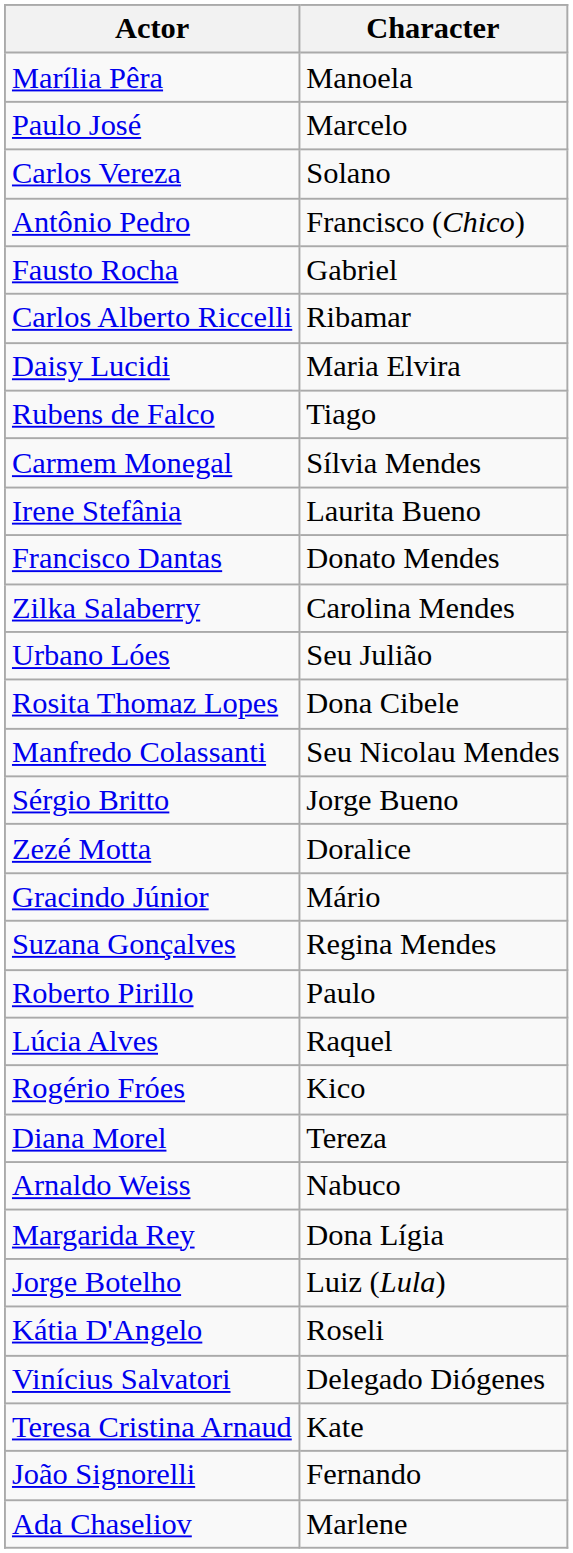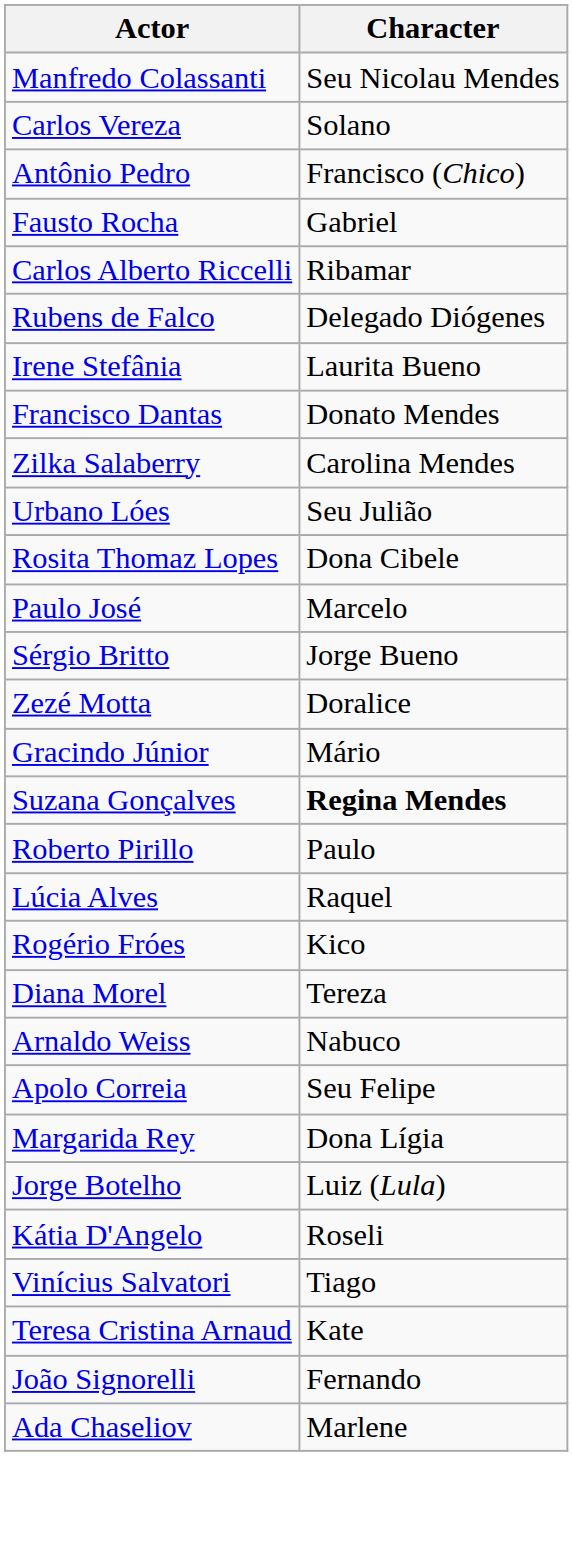- row: (88, 76)
rows swapped: (77, 125) <-> (139, 751)
- row: (91, 366)
(341, 414) Tiago -> (426, 317) Delegado Diógenes
- row: (122, 462)
(401, 944) normal -> (406, 800) bold
+ row: (99, 1089)
(426, 1378) Delegado Diógenes -> (341, 1282) Tiago
